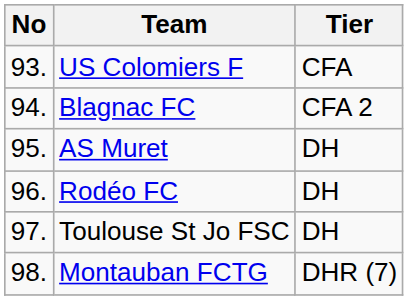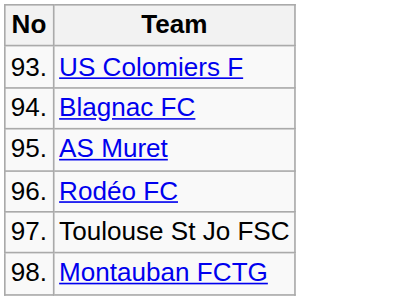- column: (349, 25)
